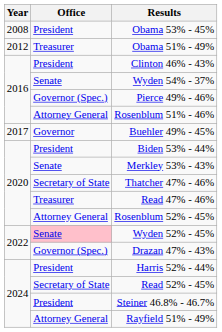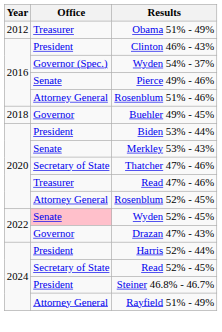- row: (173, 30)
(47, 81) Senate -> (70, 64) Governor (Spec.)
(70, 98) Governor (Spec.) -> (47, 81) Senate
(18, 132) 2017 -> (18, 115) 2018
(70, 251) Governor (Spec.) -> (54, 234) Governor
